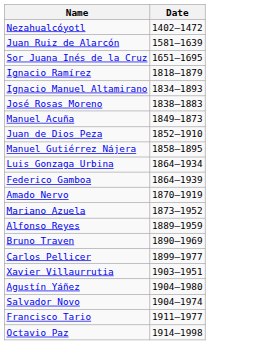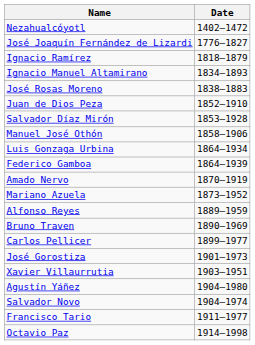- row: (63, 42)
- row: (77, 58)
+ row: (100, 42)
- row: (40, 119)
+ row: (60, 119)
- row: (71, 149)
+ row: (54, 134)
+ row: (46, 256)
